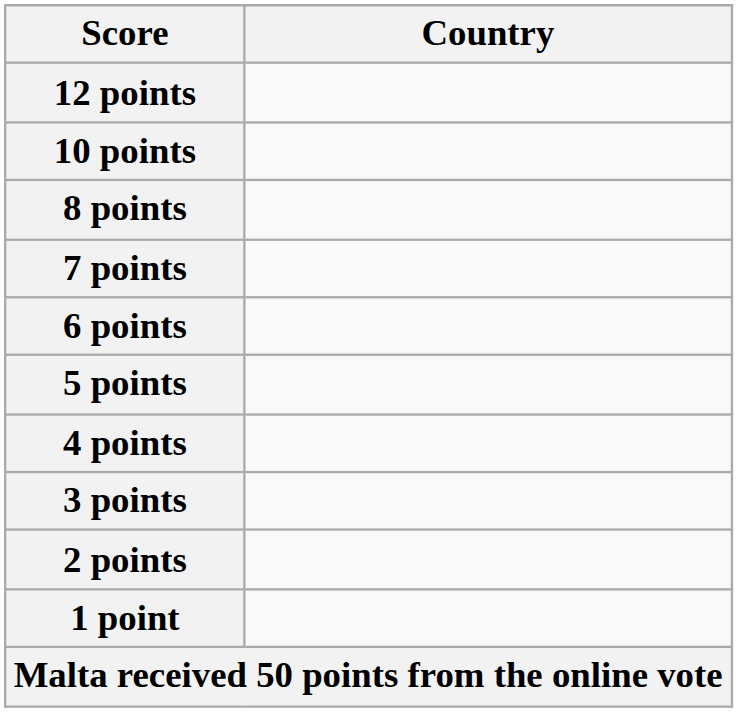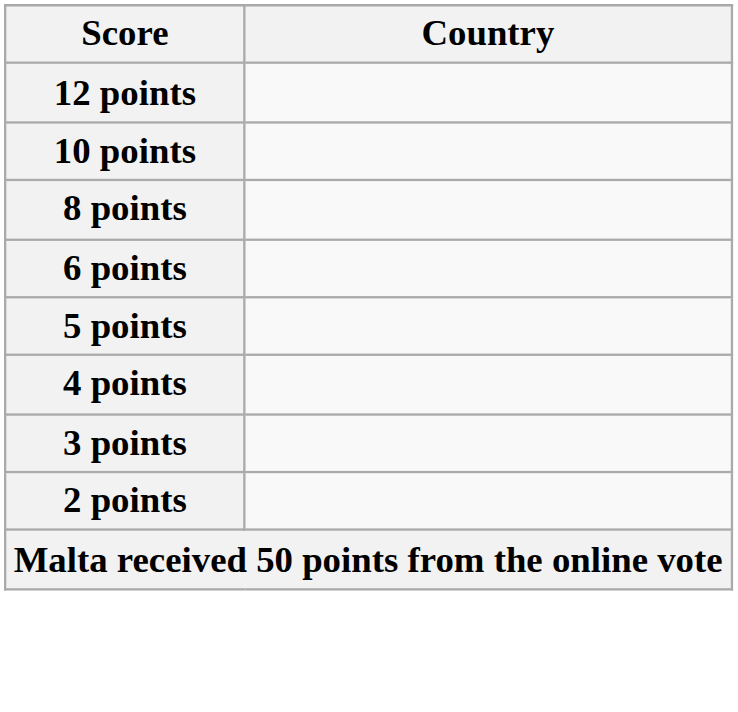- row: (125, 267)
- row: (125, 617)
